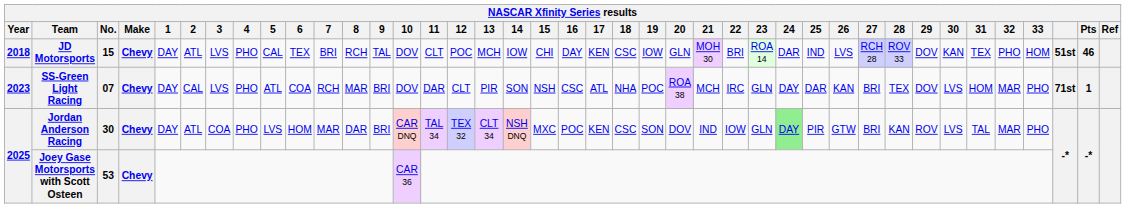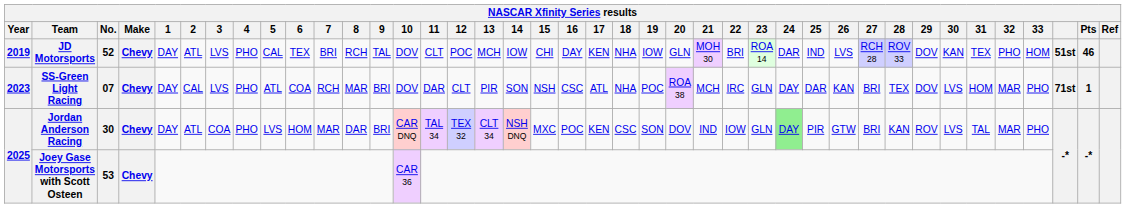(18, 53) 2018 -> (18, 53) 2019
(108, 53) 15 -> (108, 53) 52
(625, 53) CSC -> (625, 53) NHA
